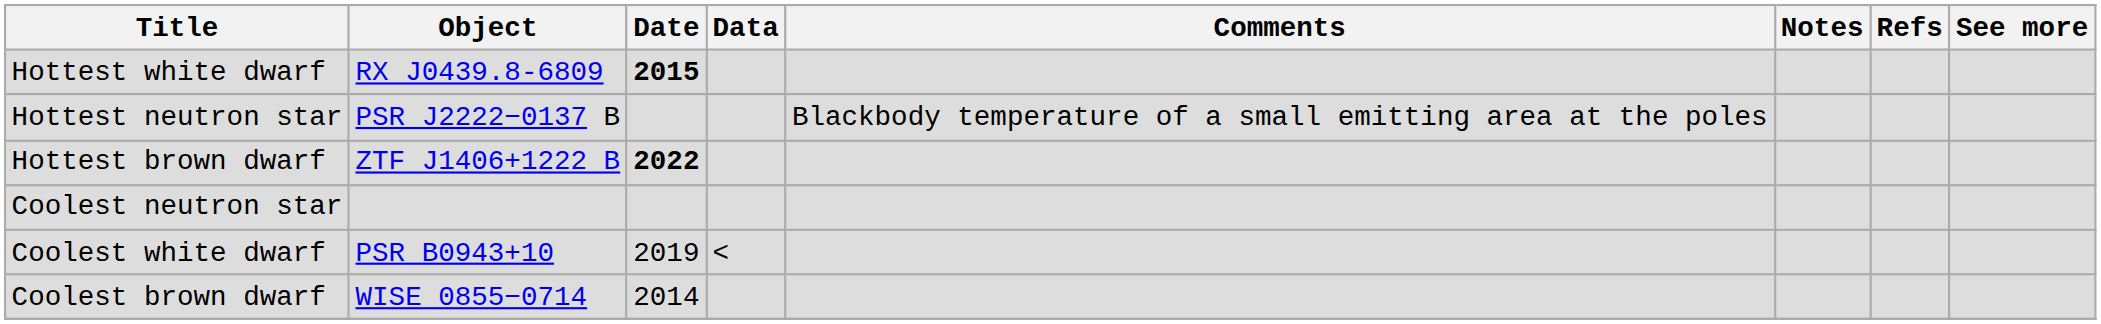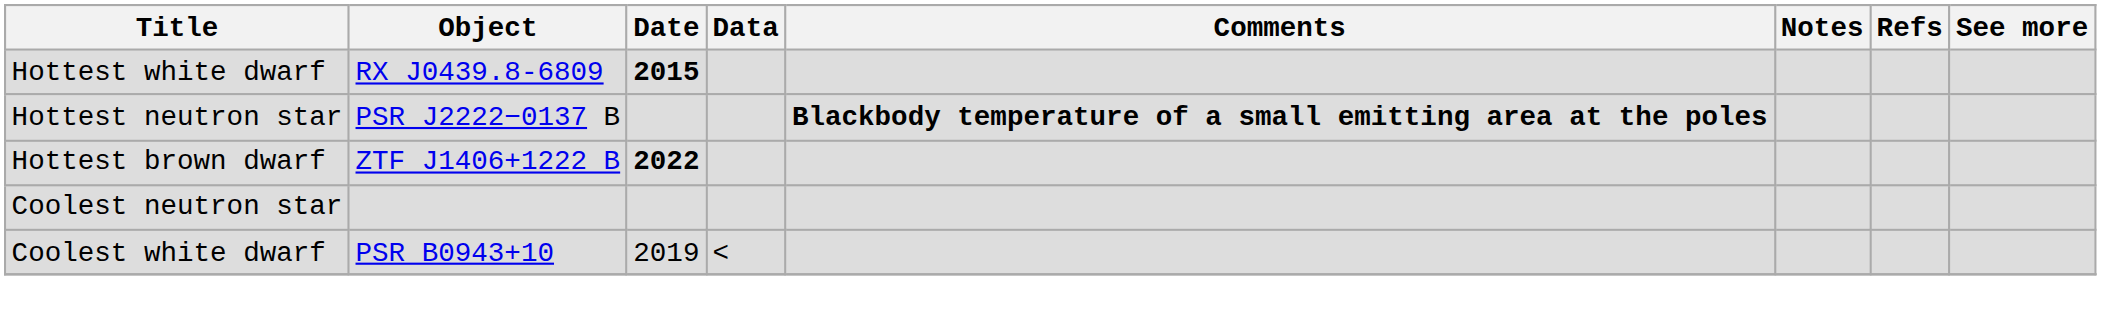(1280, 117) normal -> (1280, 117) bold
- row: (169, 297)
